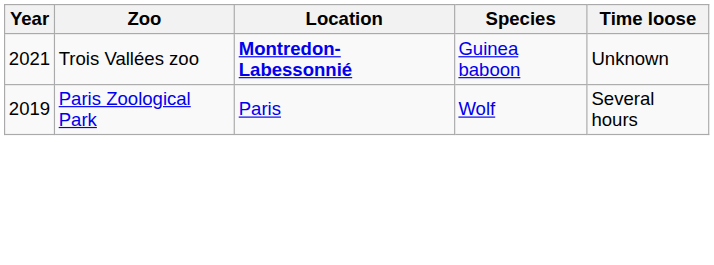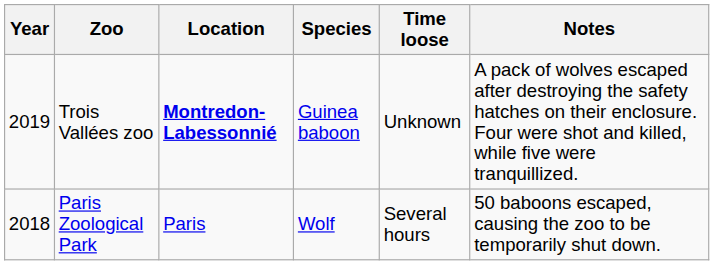+ column: (589, 29)
(30, 59) 2021 -> (30, 121) 2019
(30, 109) 2019 -> (30, 224) 2018
